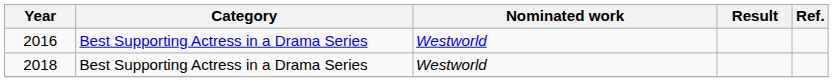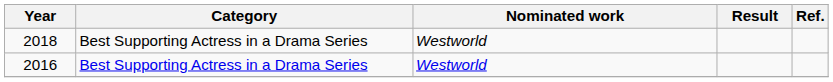rows swapped: (40, 40) <-> (40, 64)
